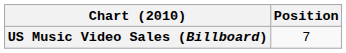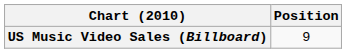(306, 38) 7 -> (306, 38) 9
